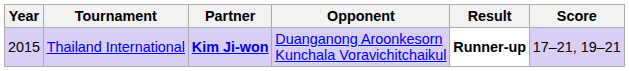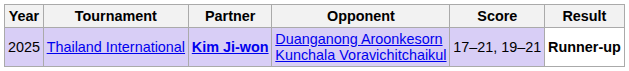columns swapped: (577, 16) <-> (490, 16)
(24, 47) 2015 -> (24, 47) 2025
